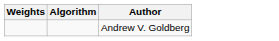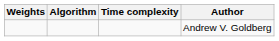+ column: (140, 12)
